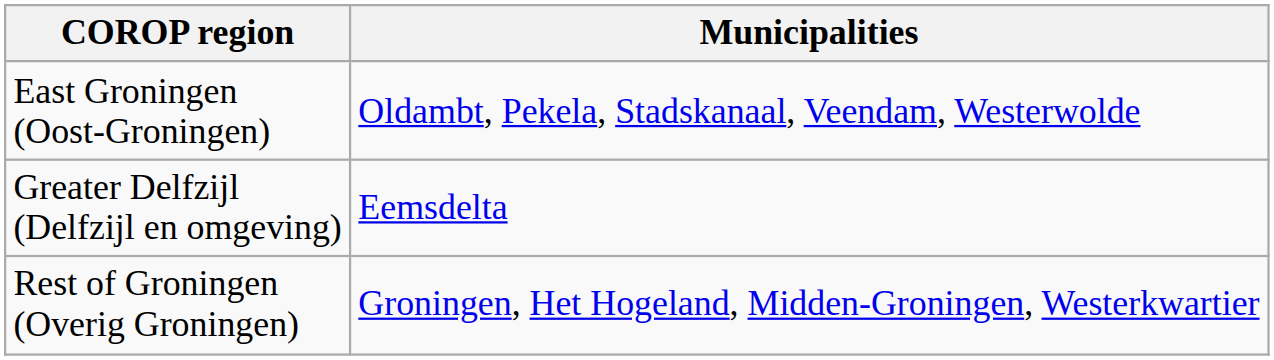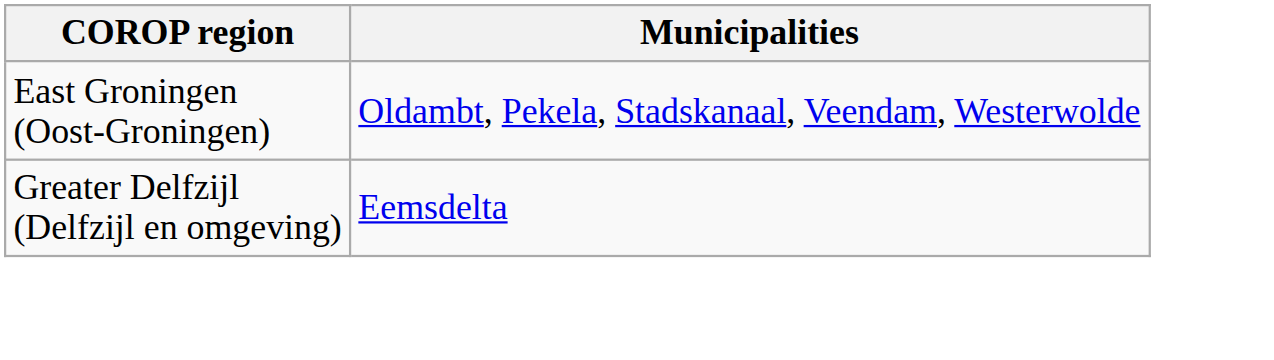- row: (156, 304)
